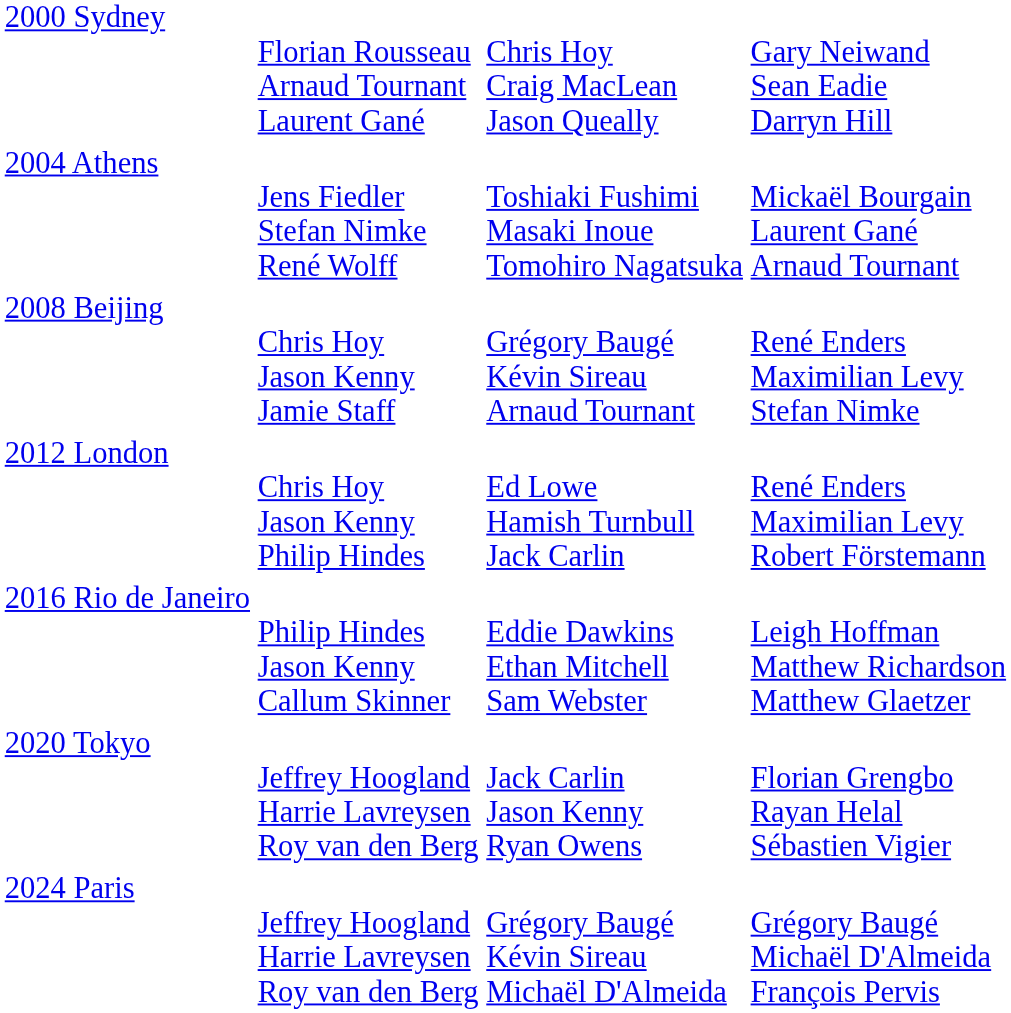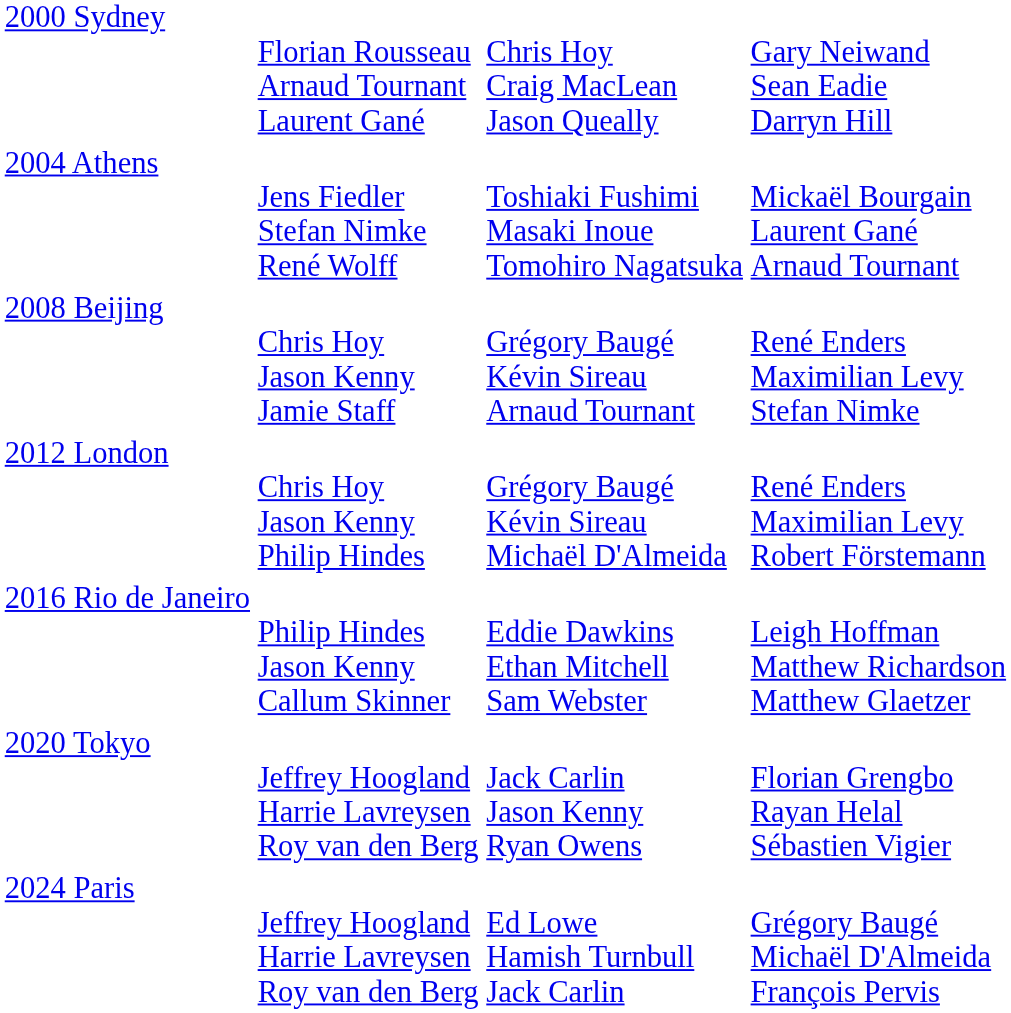(590, 521) Ed Lowe Hamish Turnbull Jack Carlin -> (607, 521) Grégory Baugé Kévin Sireau Michaël D'Almeida
(607, 957) Grégory Baugé Kévin Sireau Michaël D'Almeida -> (590, 957) Ed Lowe Hamish Turnbull Jack Carlin
